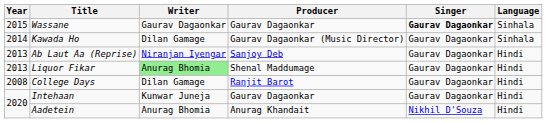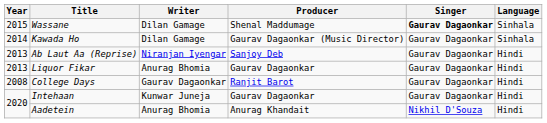(184, 26) Gaurav Dagaonkar -> (173, 26) Dilan Gamage
(272, 26) Gaurav Dagaonkar -> (272, 26) Shenal Maddumage
(176, 68) lightgreen background -> (176, 68) no background
(272, 68) Shenal Maddumage -> (272, 68) Gaurav Dagaonkar
(173, 83) Dilan Gamage -> (184, 83) Gaurav Dagaonkar
